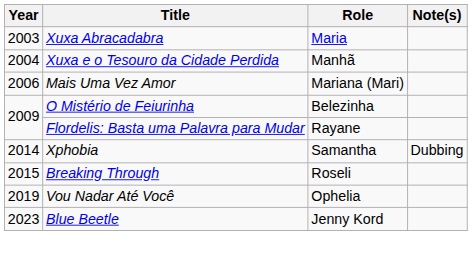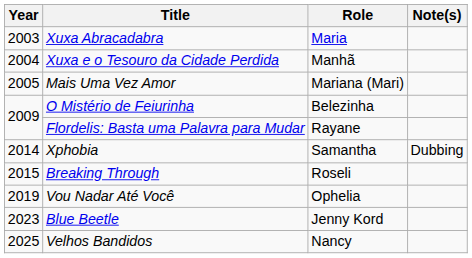(24, 83) 2006 -> (24, 83) 2005
+ row: (99, 241)
